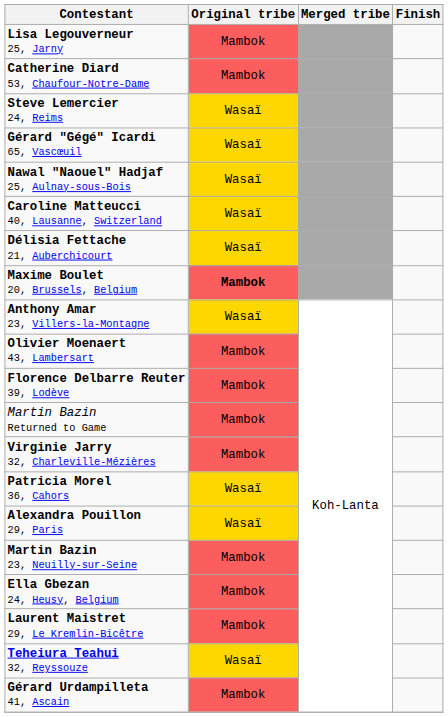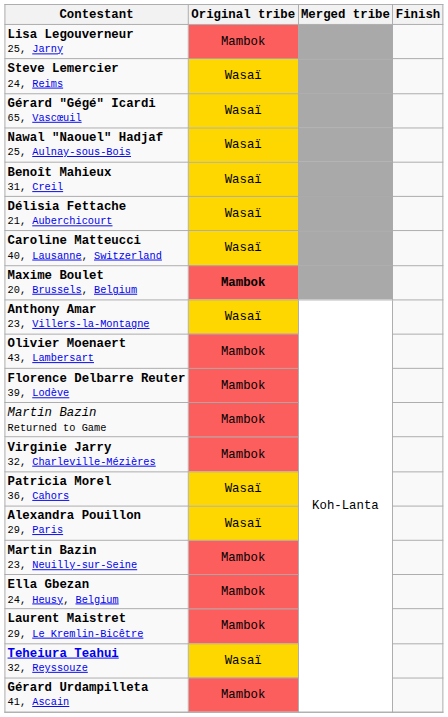- row: (79, 76)
+ row: (59, 179)
rows swapped: (67, 248) <-> (85, 213)
